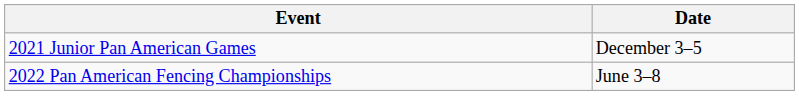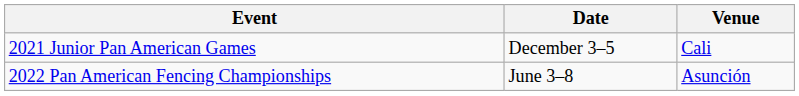+ column: (736, 18)
